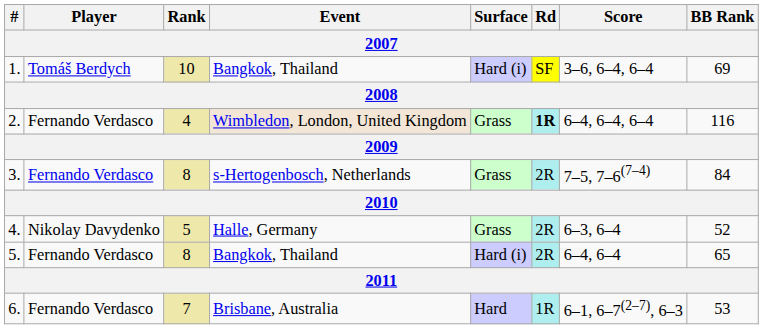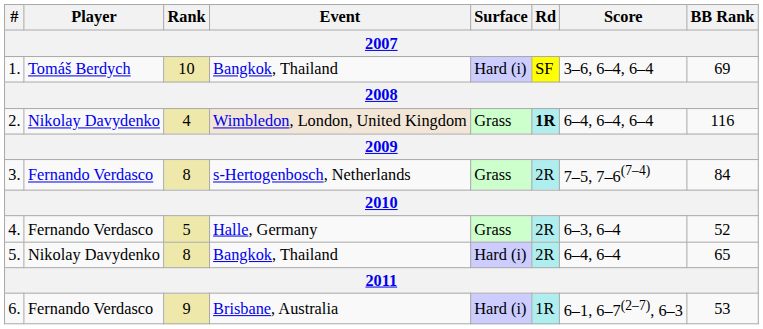(91, 120) Fernando Verdasco -> (94, 120) Nikolay Davydenko
(94, 228) Nikolay Davydenko -> (91, 228) Fernando Verdasco
(91, 254) Fernando Verdasco -> (94, 254) Nikolay Davydenko
(187, 308) 7 -> (187, 308) 9
(491, 308) Hard -> (500, 308) Hard (i)
